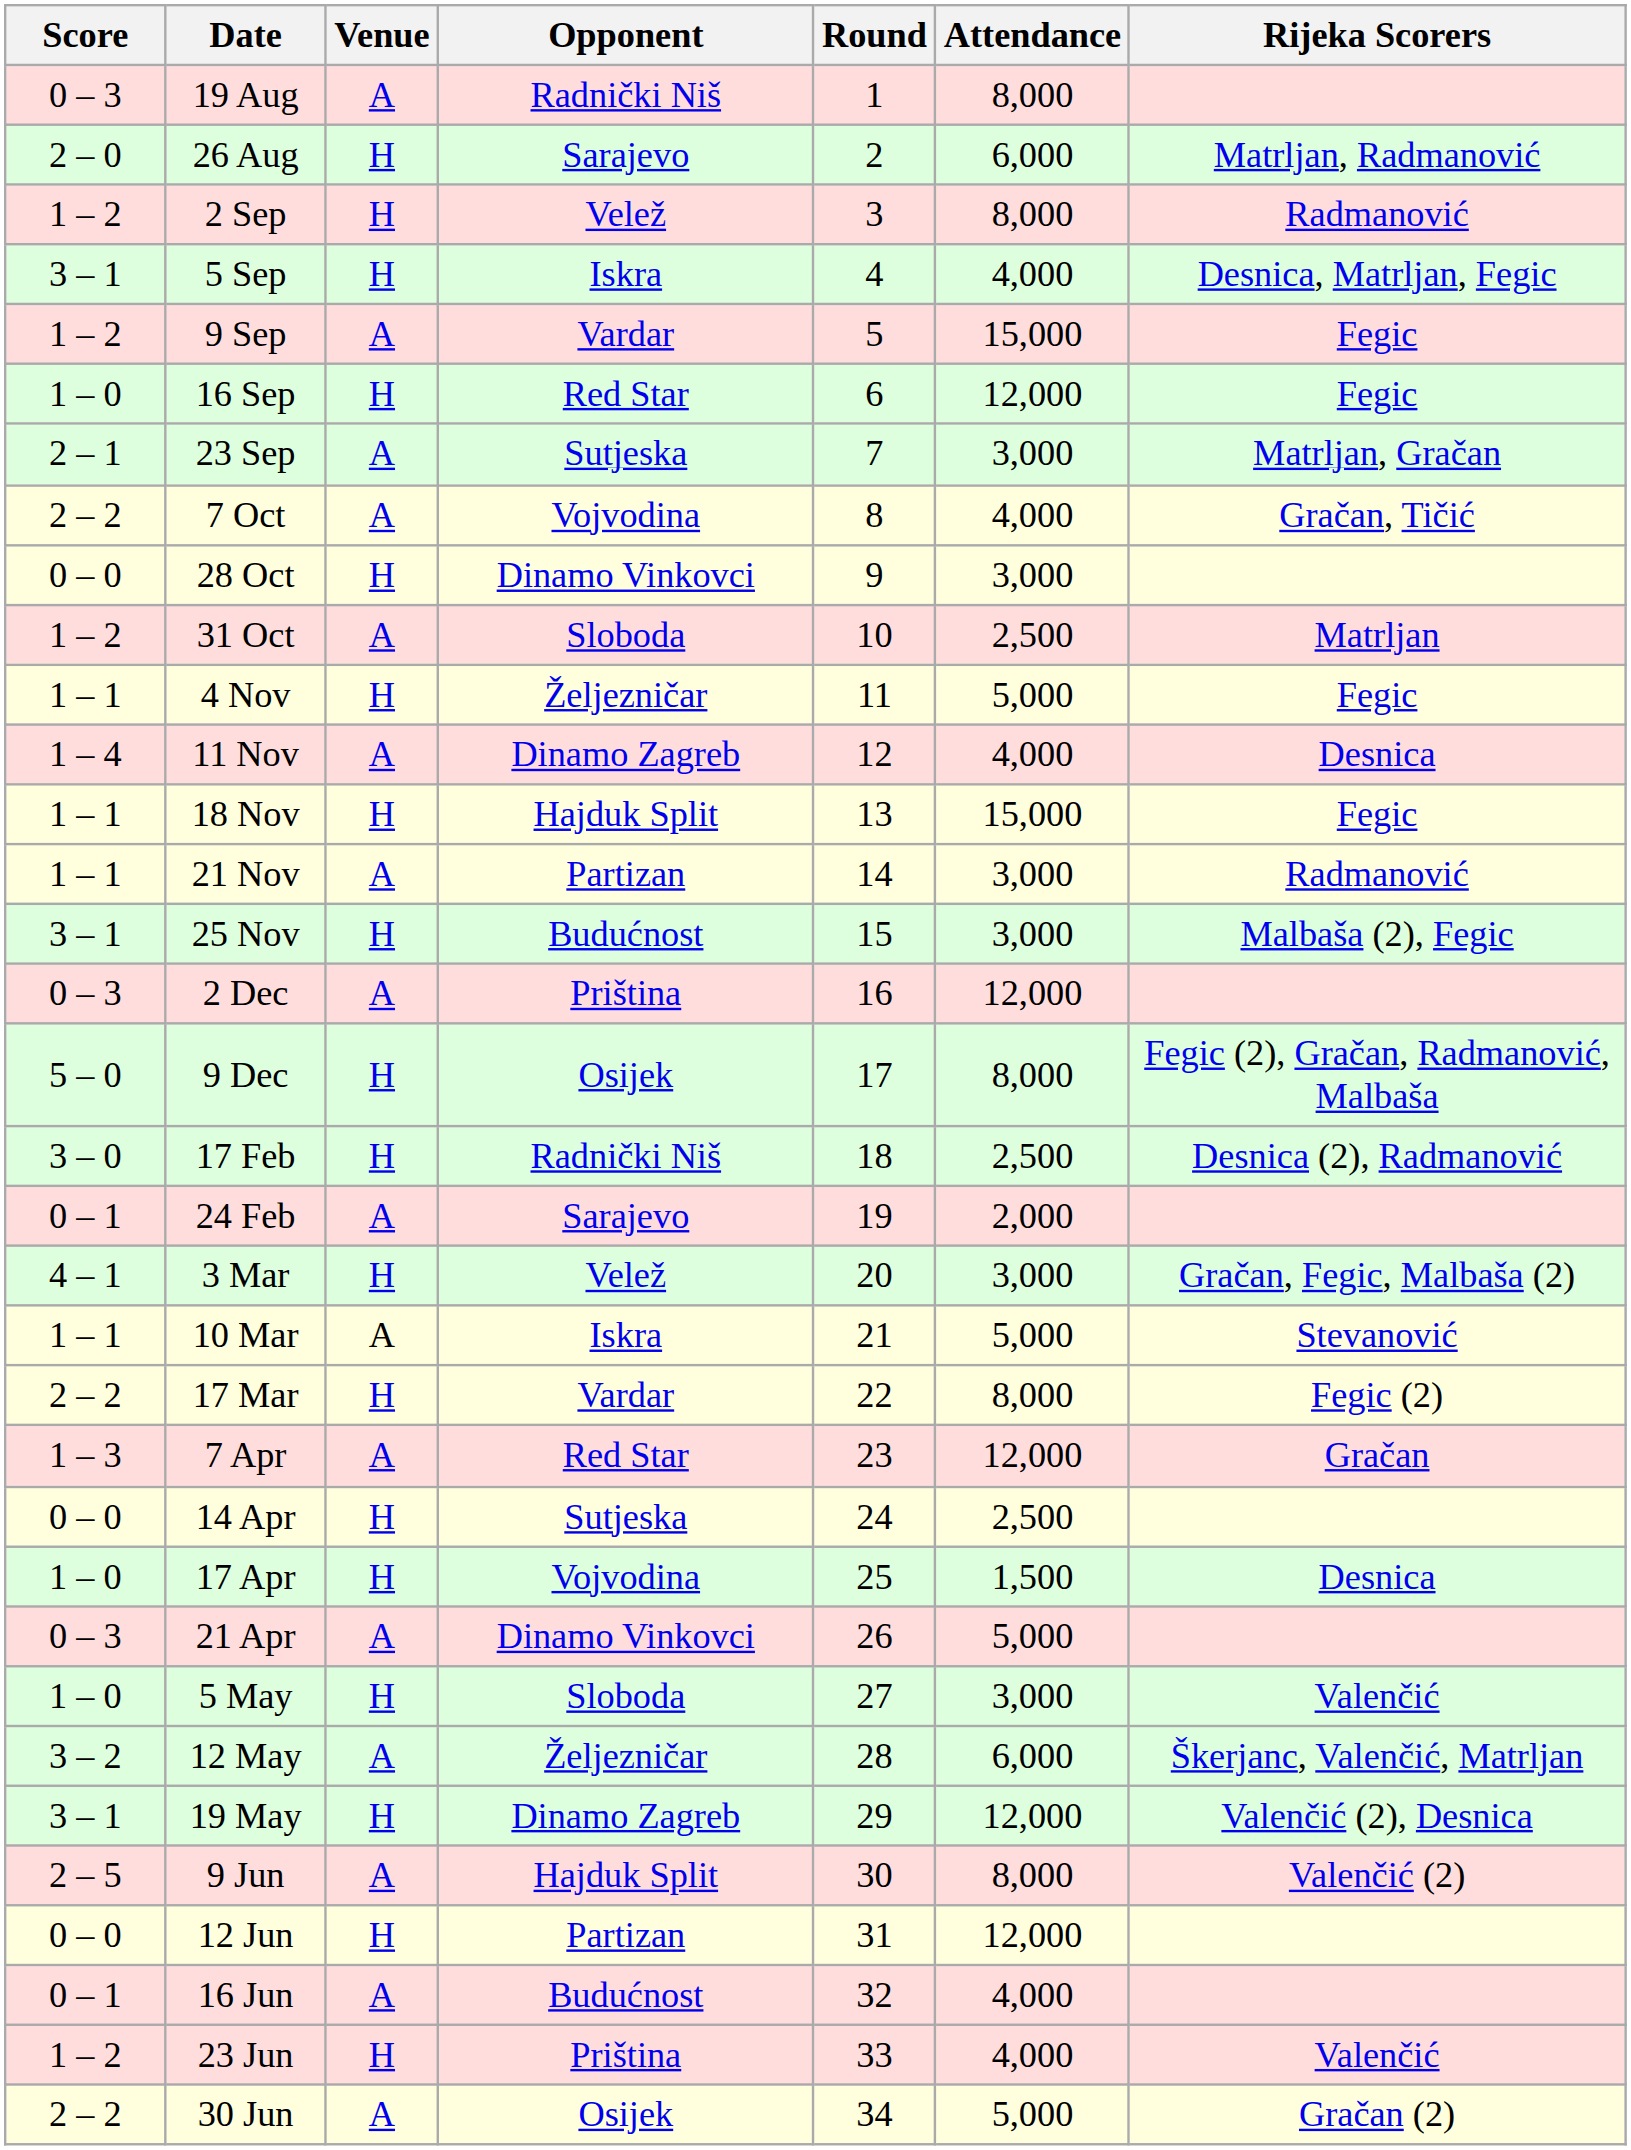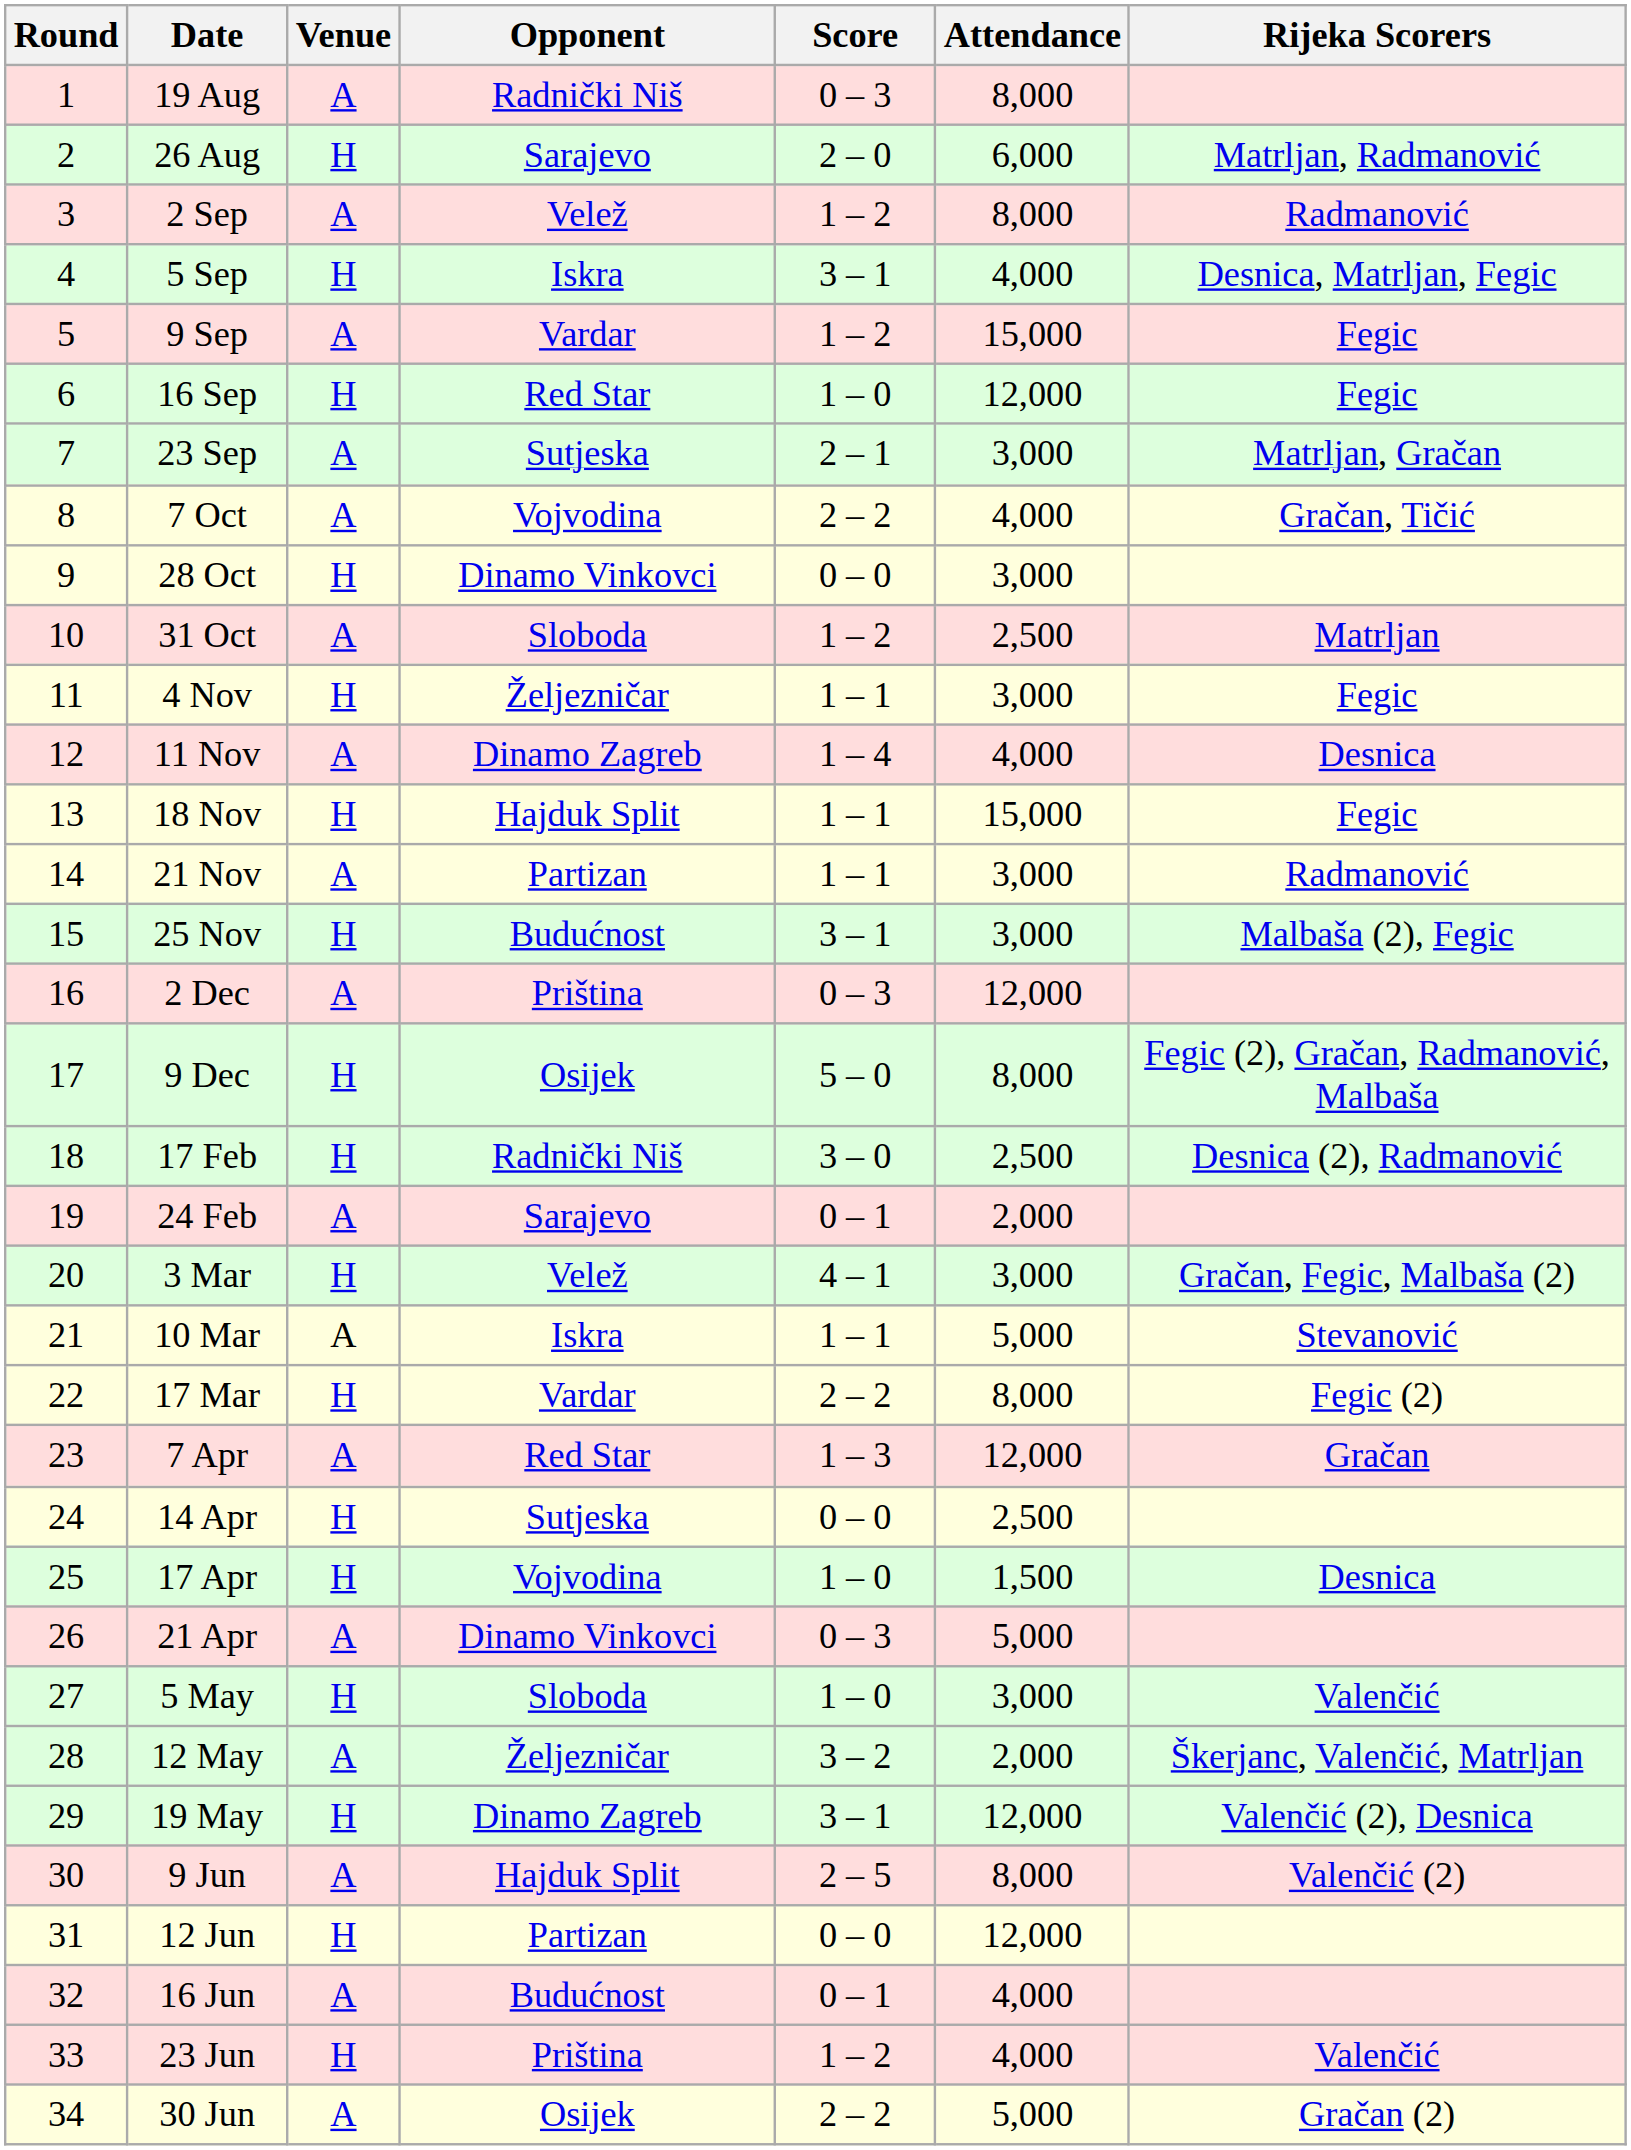columns swapped: (874, 34) <-> (85, 34)
(382, 214) H -> (343, 214) A
(1032, 693) 5,000 -> (1032, 693) 3,000
(1032, 1754) 6,000 -> (1032, 1754) 2,000
